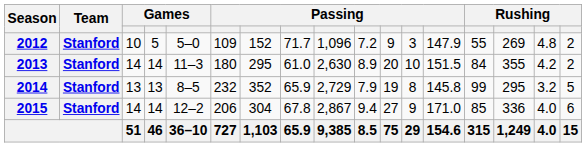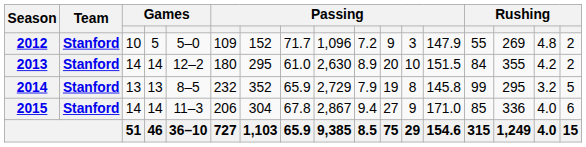(188, 65) 11–3 -> (188, 65) 12–2
(188, 109) 12–2 -> (188, 109) 11–3
